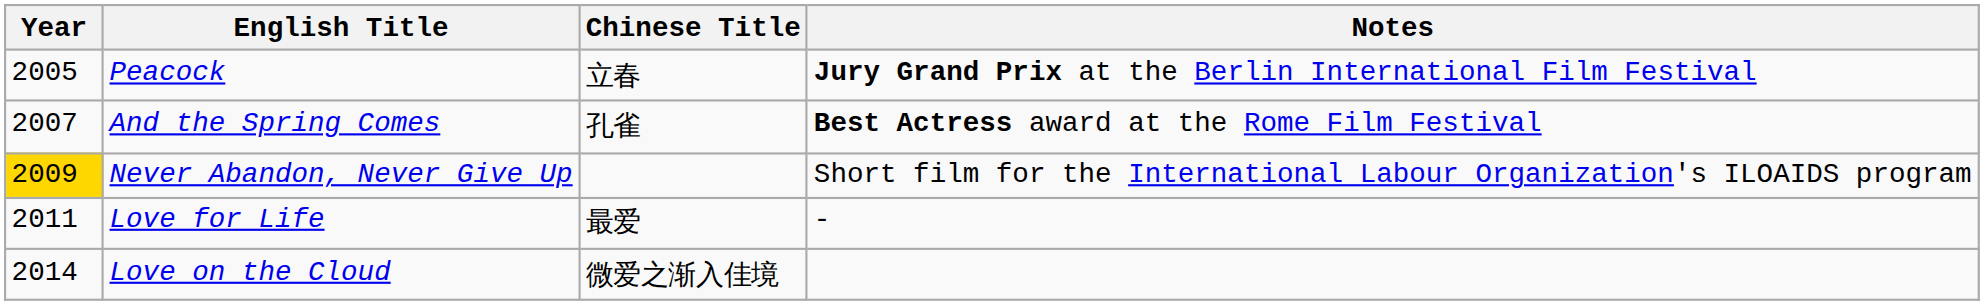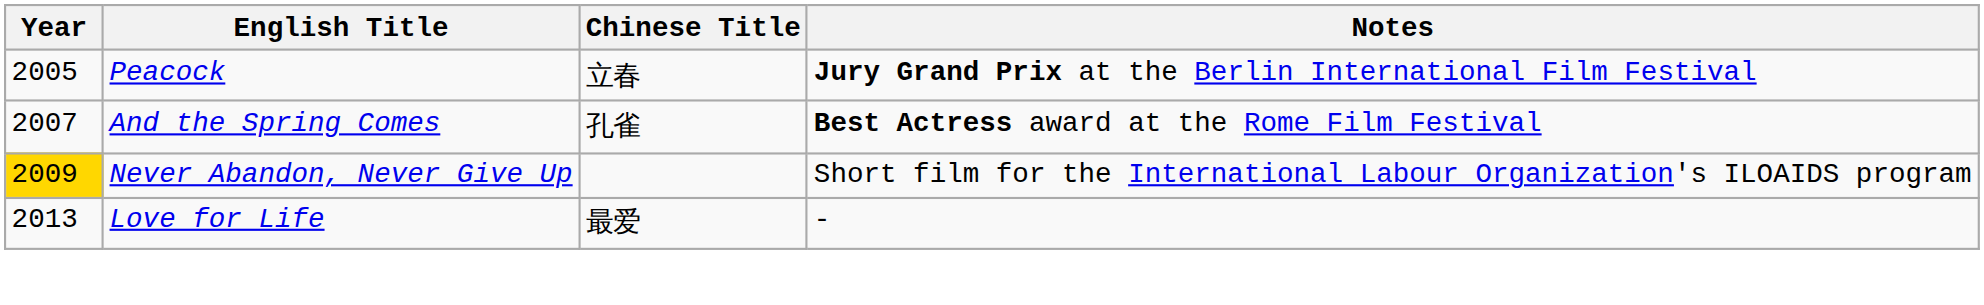(45, 220) 2011 -> (45, 220) 2013
- row: (250, 271)
